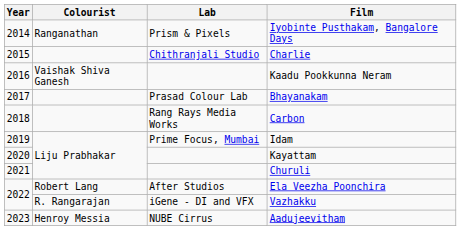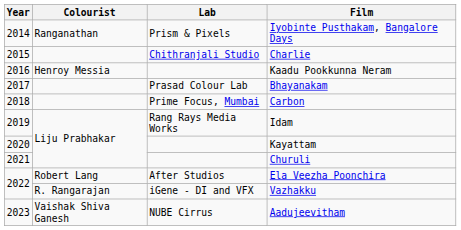(72, 76) Vaishak Shiva Ganesh -> (72, 70) Henroy Messia
(193, 118) Rang Rays Media Works -> (204, 102) Prime Focus, Mumbai
(204, 140) Prime Focus, Mumbai -> (193, 123) Rang Rays Media Works
(72, 218) Henroy Messia -> (72, 212) Vaishak Shiva Ganesh
